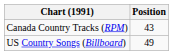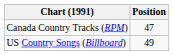(149, 27) 43 -> (149, 27) 47
